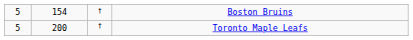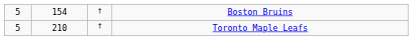(59, 28) 200 -> (59, 28) 210
